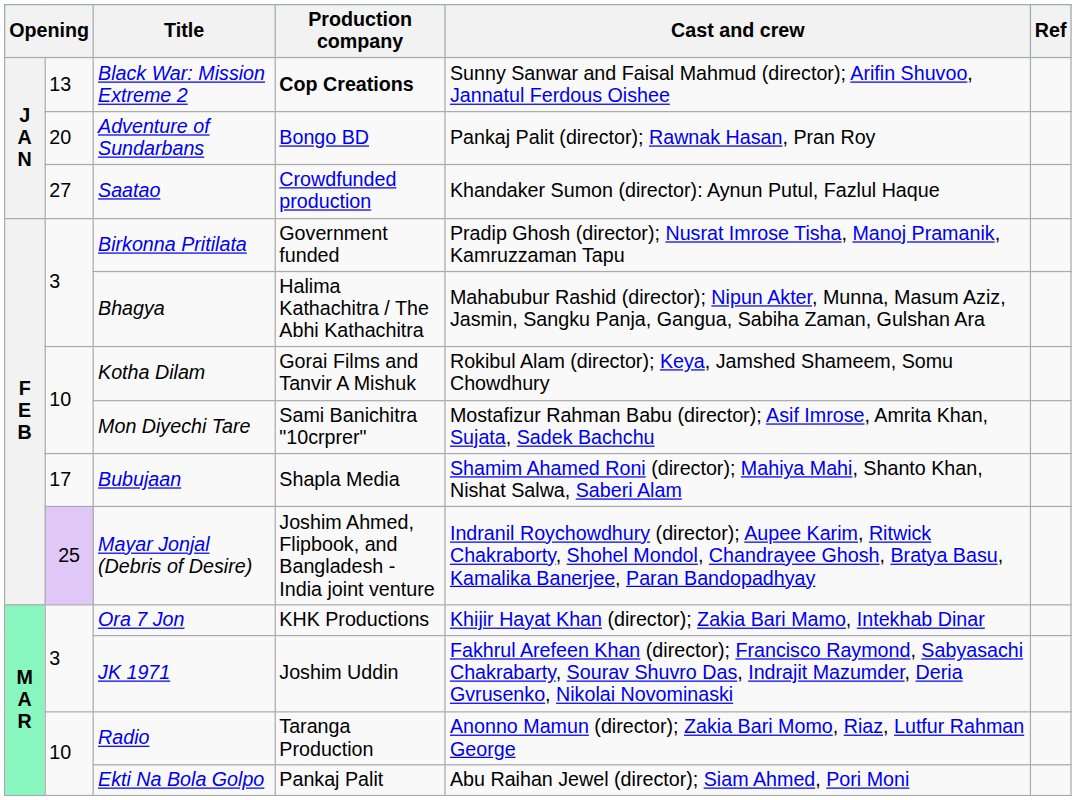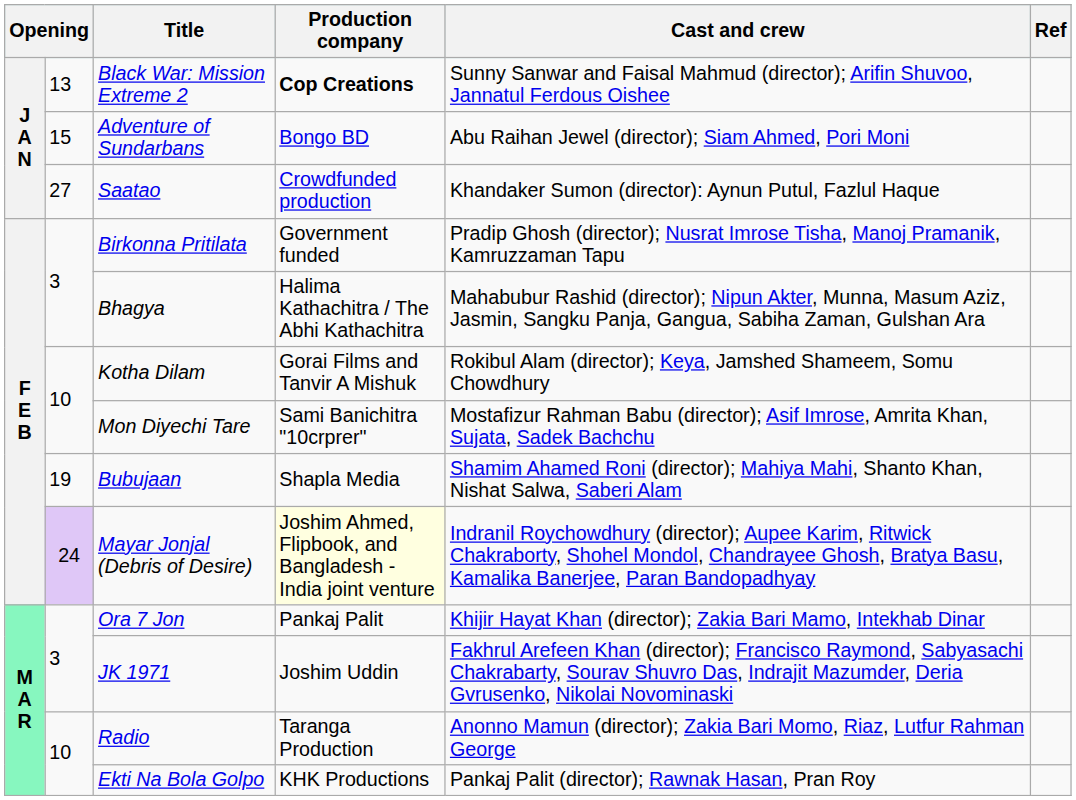(60, 137) 20 -> (60, 137) 15
(663, 137) Pankaj Palit (director); Rawnak Hasan, Pran Roy -> (680, 137) Abu Raihan Jewel (director); Siam Ahmed, Pori Moni
(60, 480) 17 -> (60, 480) 19
(69, 555) 25 -> (69, 555) 24
(357, 555) no background -> (357, 555) lightyellow background
(354, 620) KHK Productions -> (331, 620) Pankaj Palit
(331, 780) Pankaj Palit -> (354, 780) KHK Productions
(680, 780) Abu Raihan Jewel (director); Siam Ahmed, Pori Moni -> (663, 780) Pankaj Palit (director); Rawnak Hasan, Pran Roy
